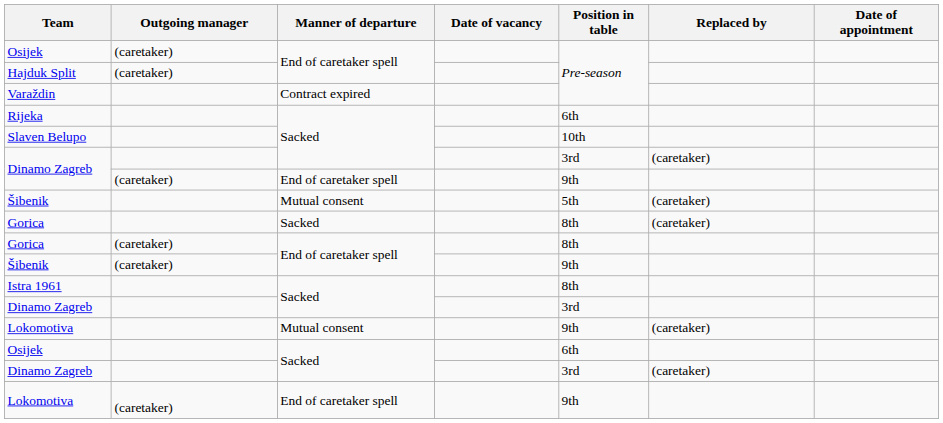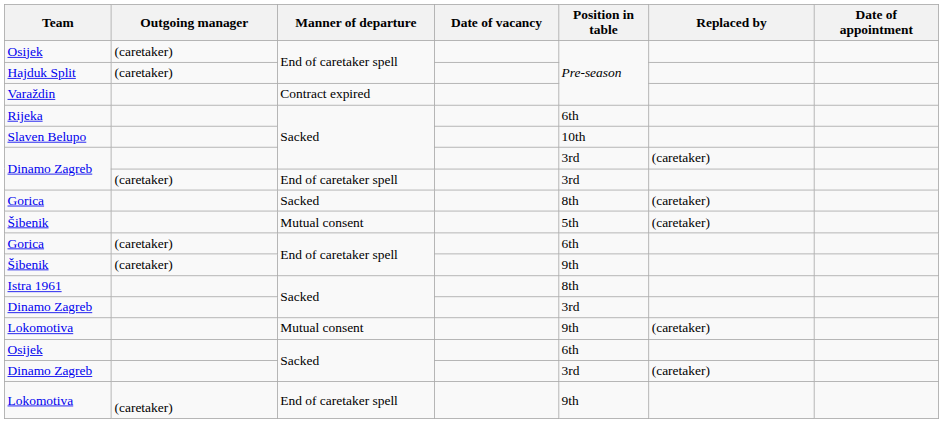(570, 179) 9th -> (570, 179) 3rd
rows swapped: (26, 222) <-> (28, 200)
(570, 243) 8th -> (570, 243) 6th
